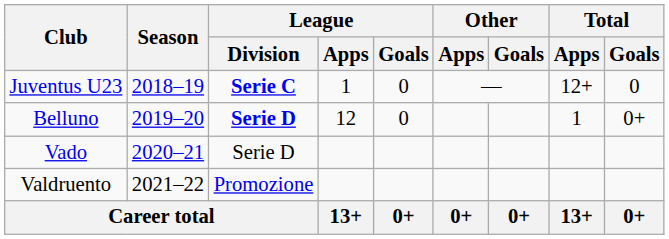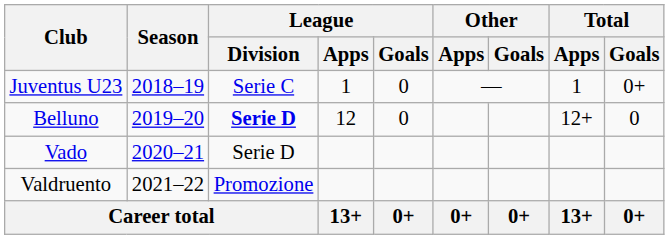(264, 86) bold -> (264, 86) normal
(577, 86) 12+ -> (577, 86) 1
(634, 86) 0 -> (634, 86) 0+
(577, 119) 1 -> (577, 119) 12+
(634, 119) 0+ -> (634, 119) 0
